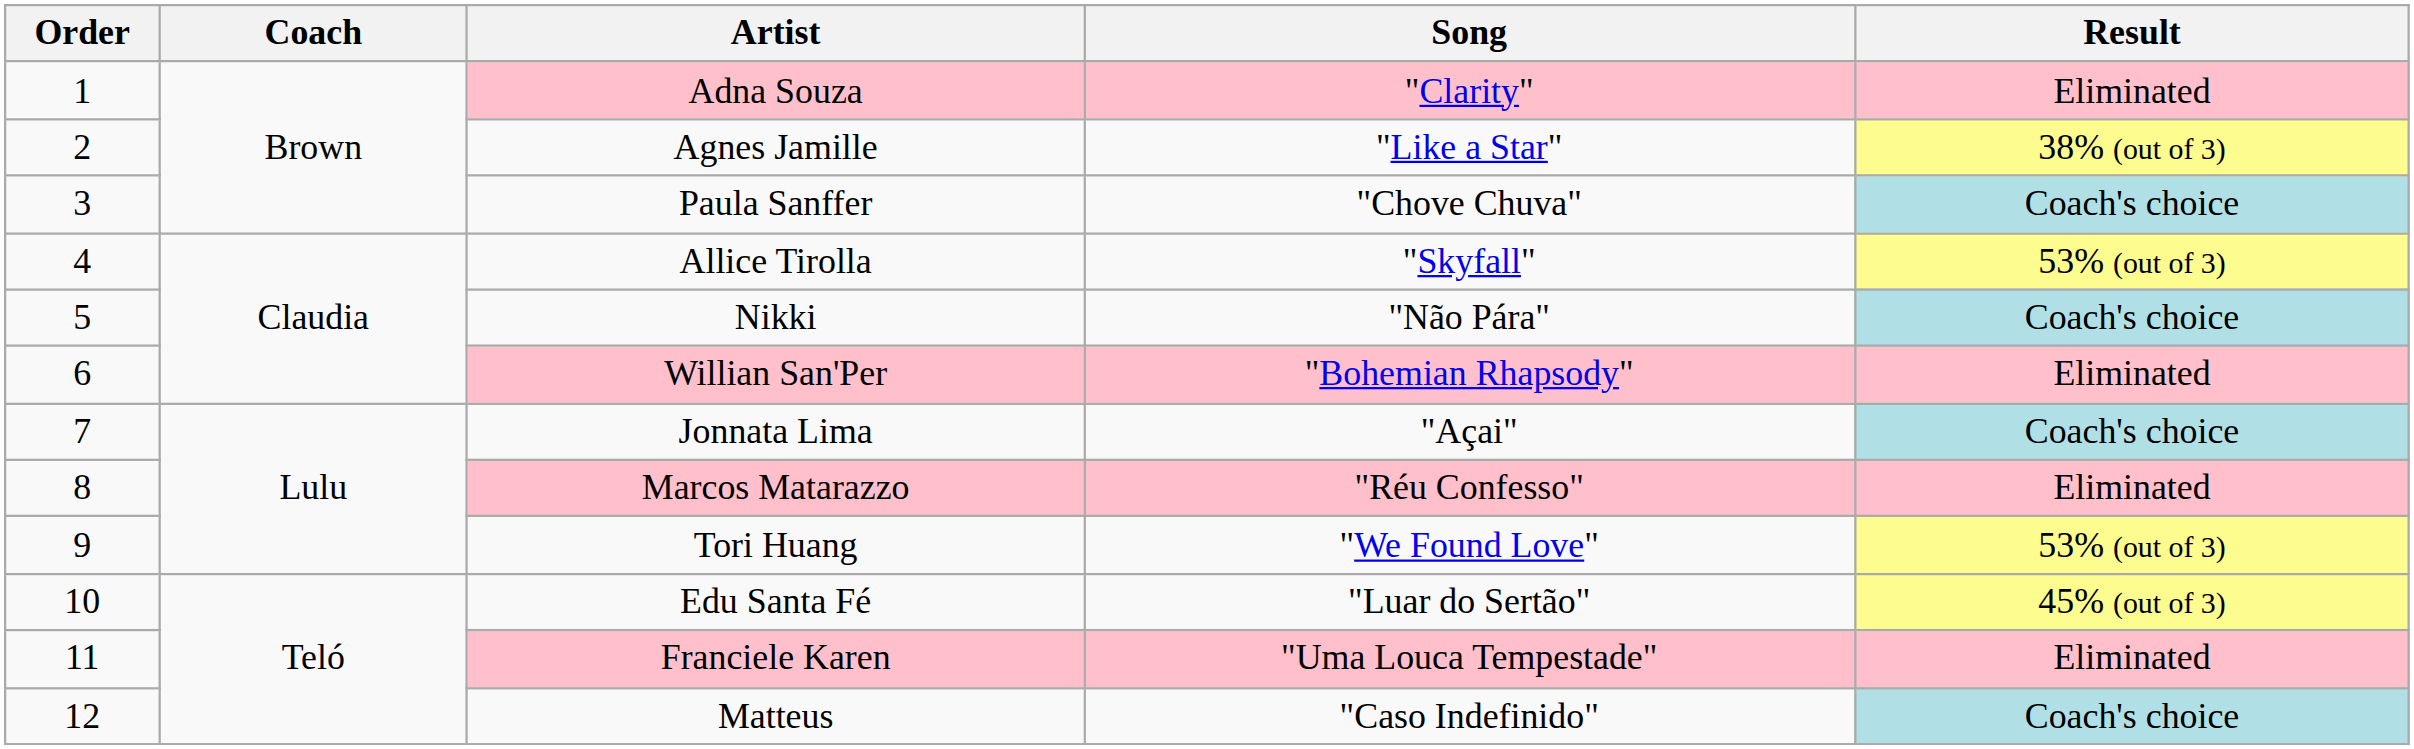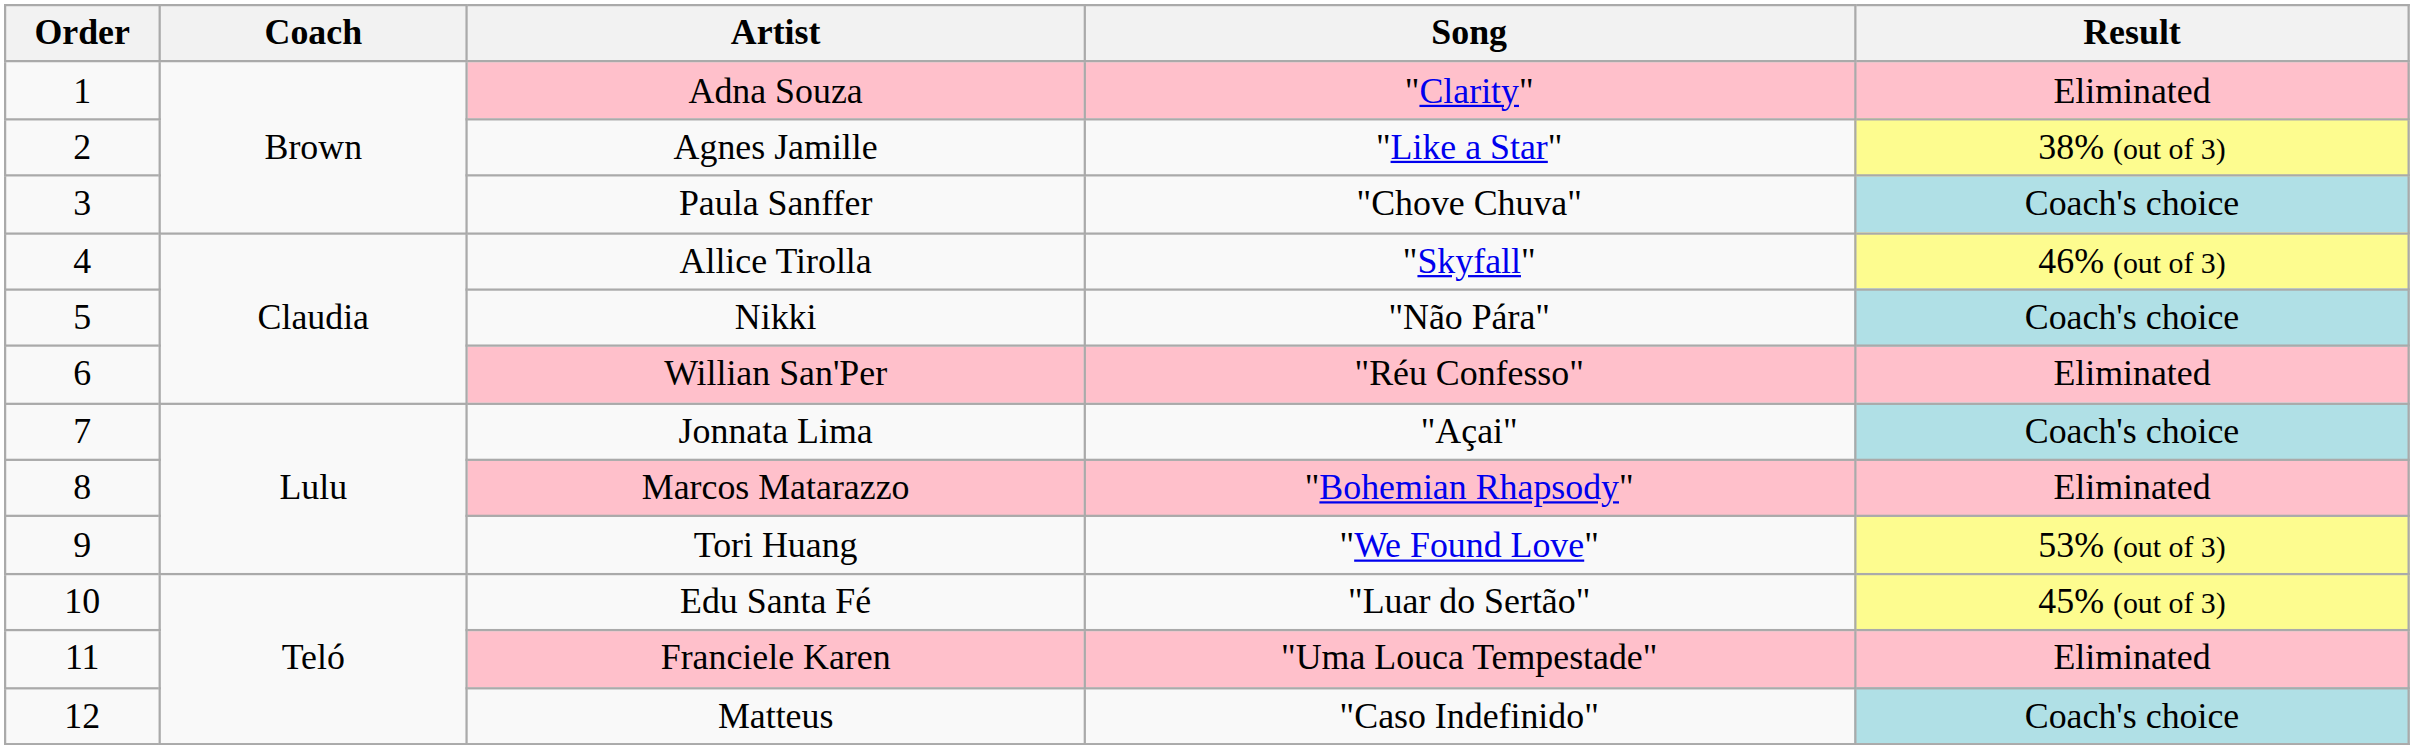(2132, 260) 53% (out of 3) -> (2132, 260) 46% (out of 3)
(1469, 373) "Bohemian Rhapsody" -> (1469, 373) "Réu Confesso"
(1469, 487) "Réu Confesso" -> (1469, 487) "Bohemian Rhapsody"
